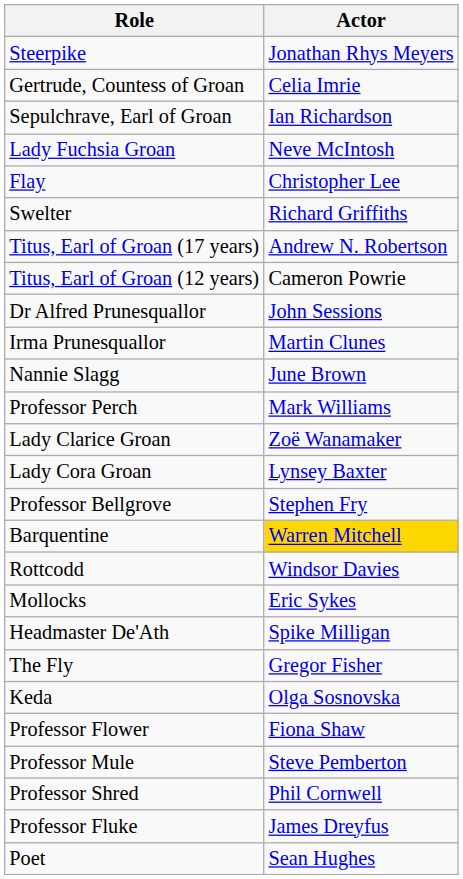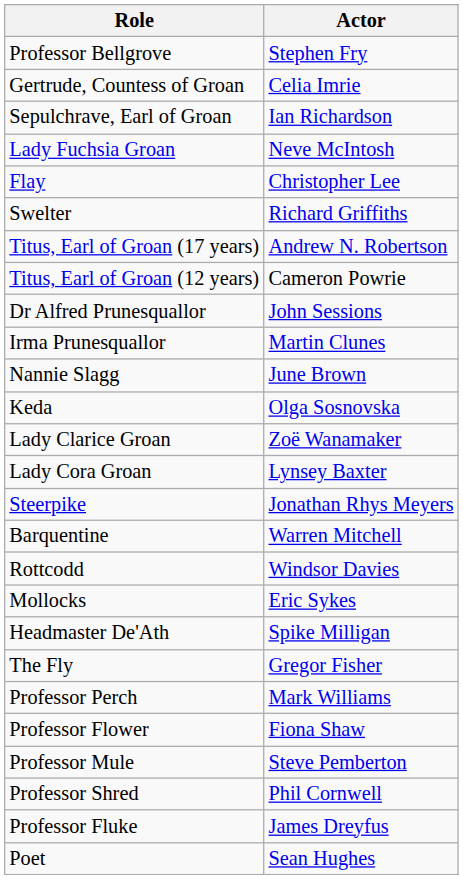rows swapped: (48, 52) <-> (90, 504)
rows swapped: (31, 697) <-> (73, 407)
(335, 536) gold background -> (335, 536) no background
